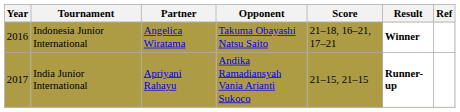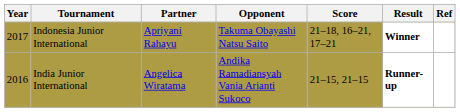(18, 37) 2016 -> (18, 37) 2017
(165, 37) Angelica Wiratama -> (163, 37) Apriyani Rahayu
(18, 80) 2017 -> (18, 80) 2016
(163, 80) Apriyani Rahayu -> (165, 80) Angelica Wiratama
